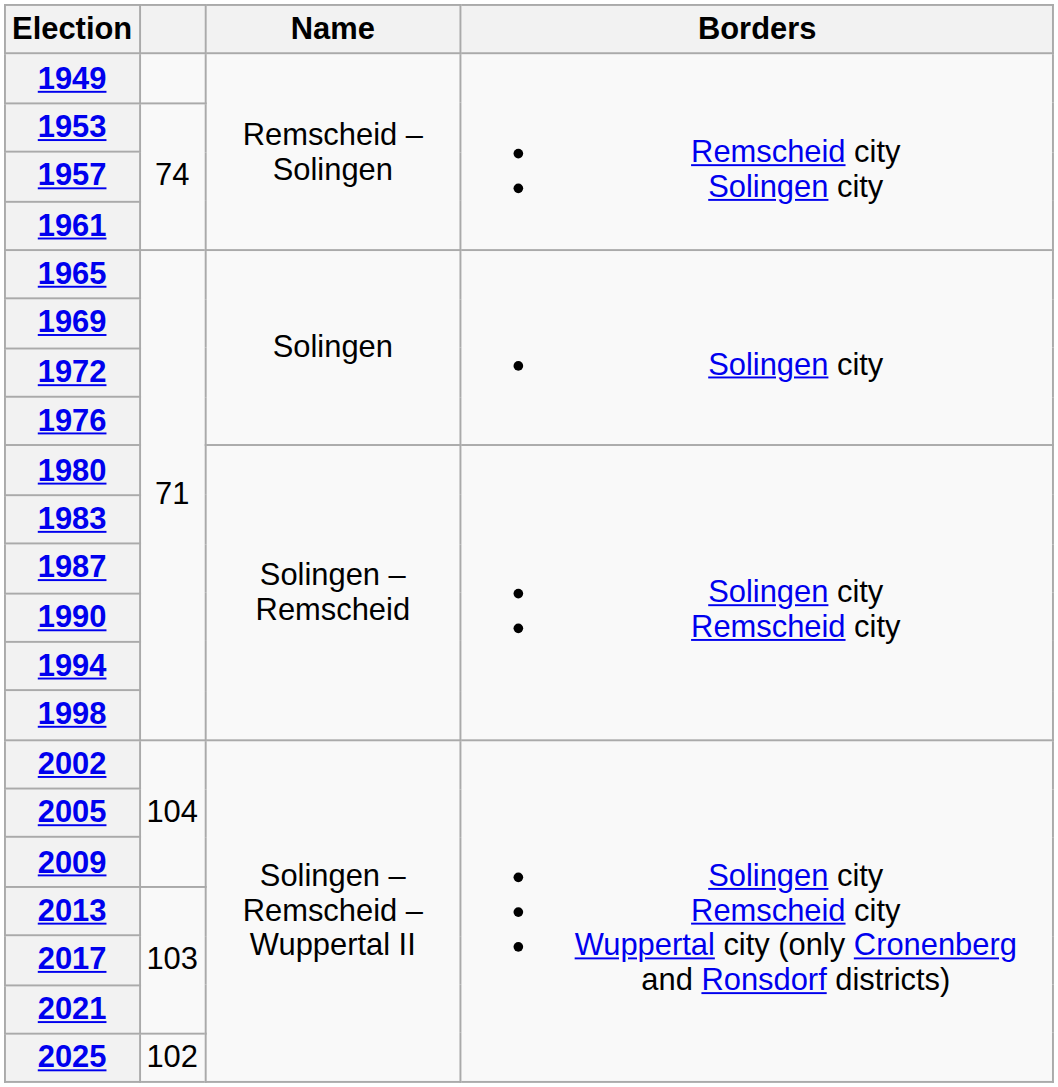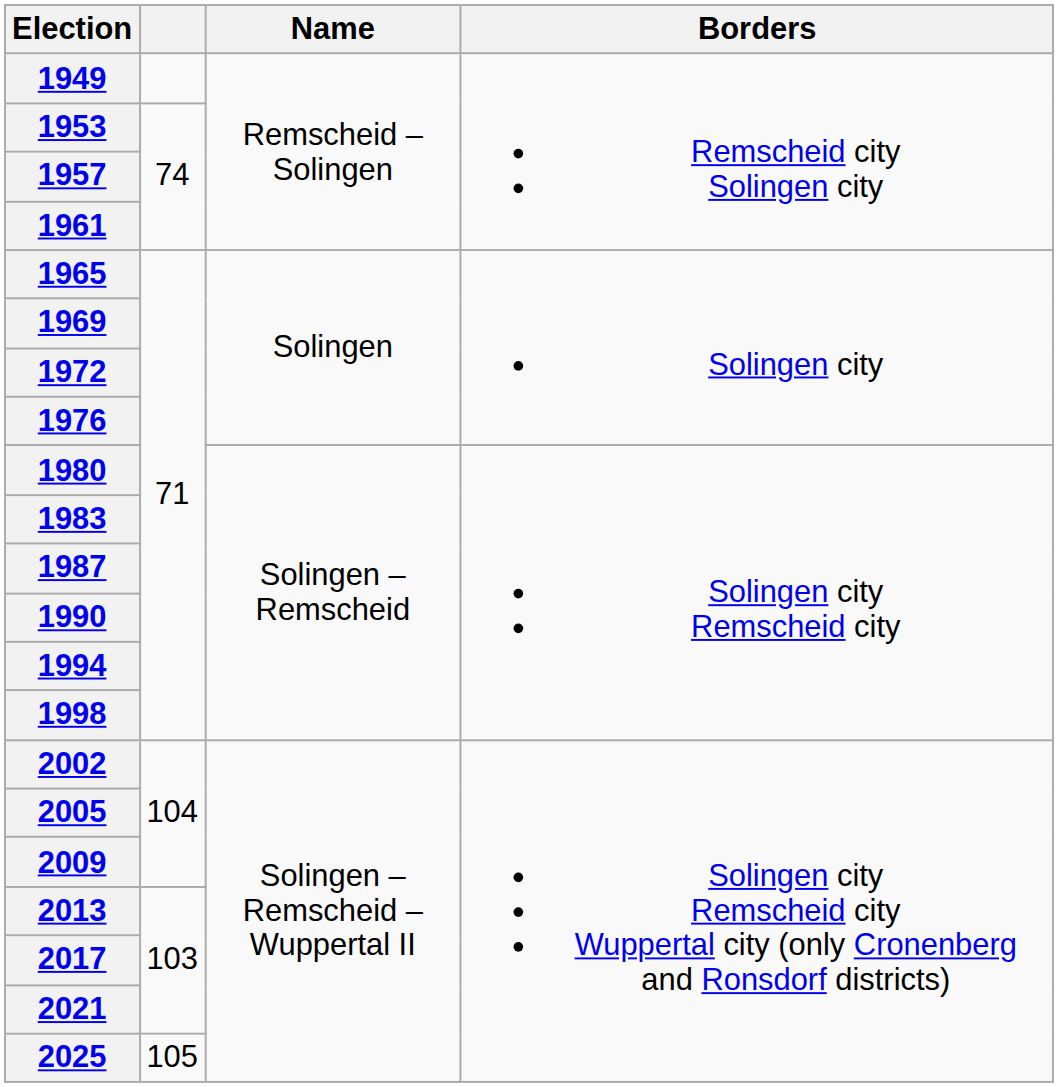(172, 1057) 102 -> (172, 1057) 105
